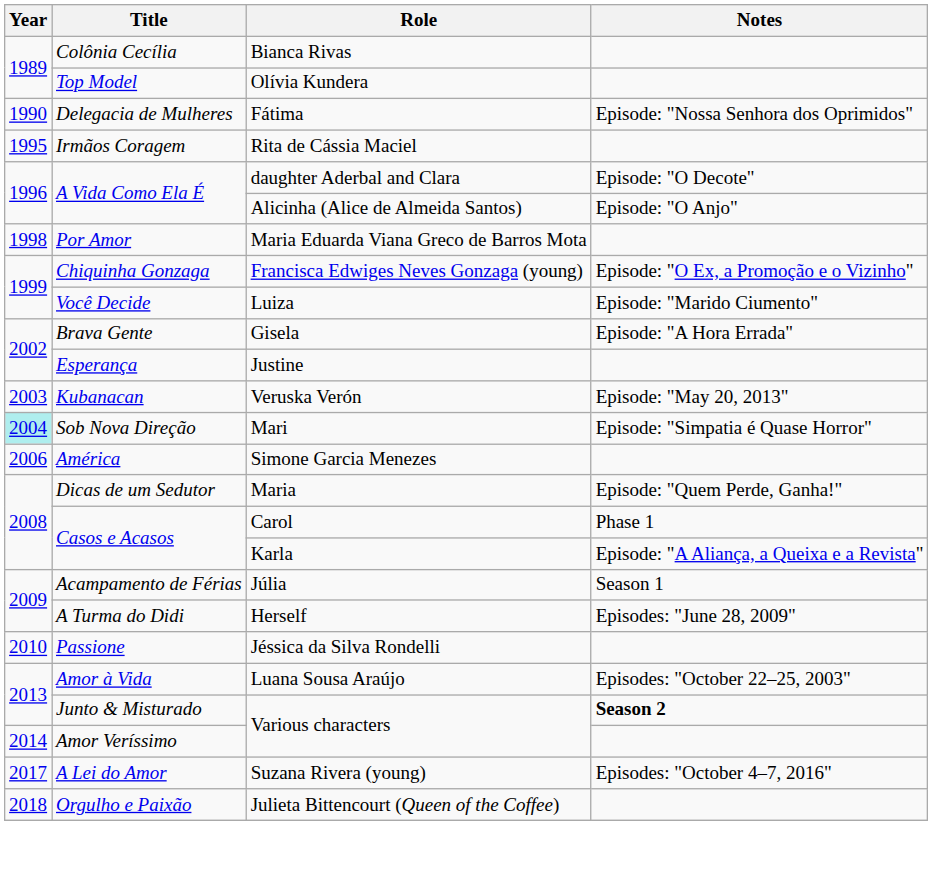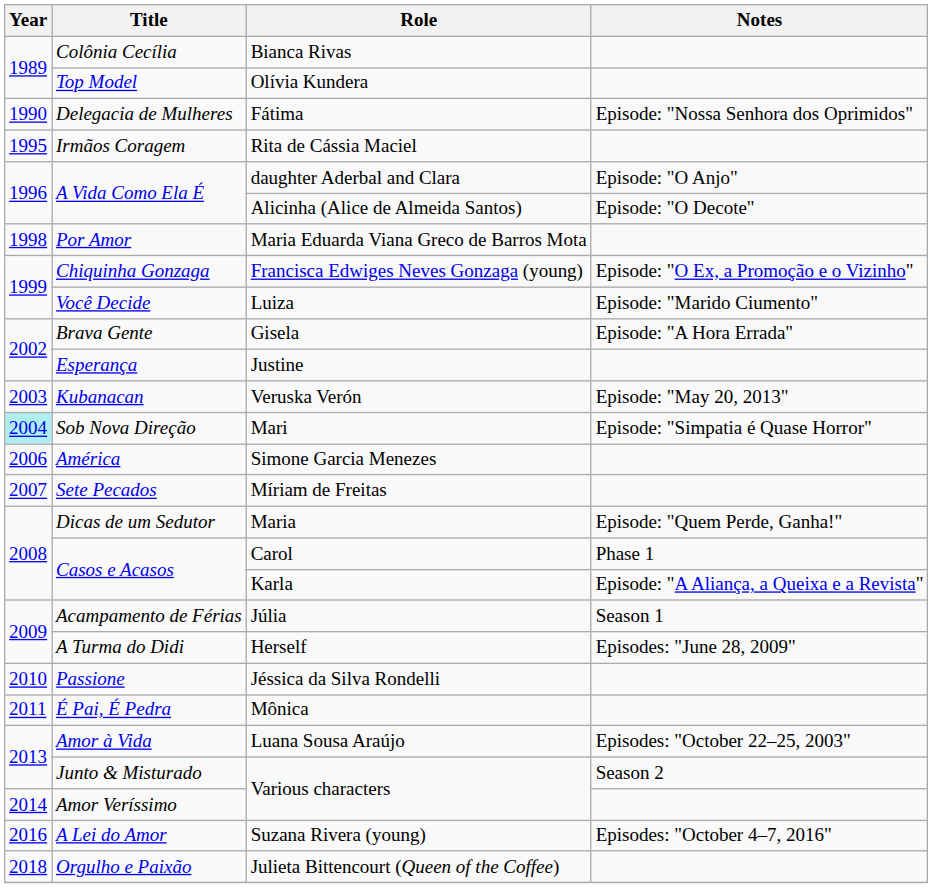(675, 177) Episode: "O Decote" -> (667, 177) Episode: "O Anjo"
(667, 208) Episode: "O Anjo" -> (675, 208) Episode: "O Decote"
+ row: (106, 490)
+ row: (114, 710)
(631, 710) bold -> (630, 772) normal
(28, 772) 2017 -> (28, 835) 2016
